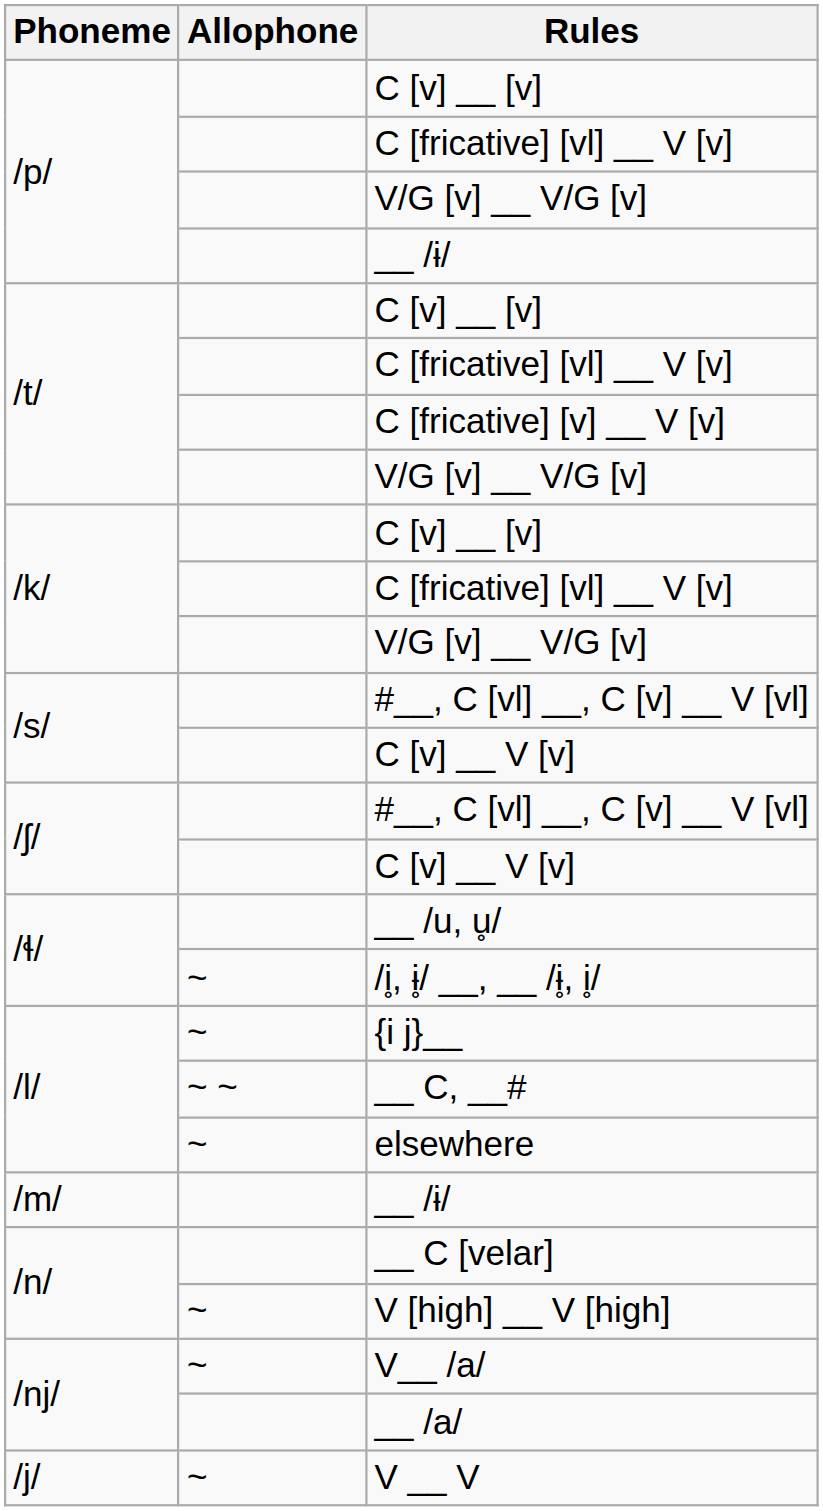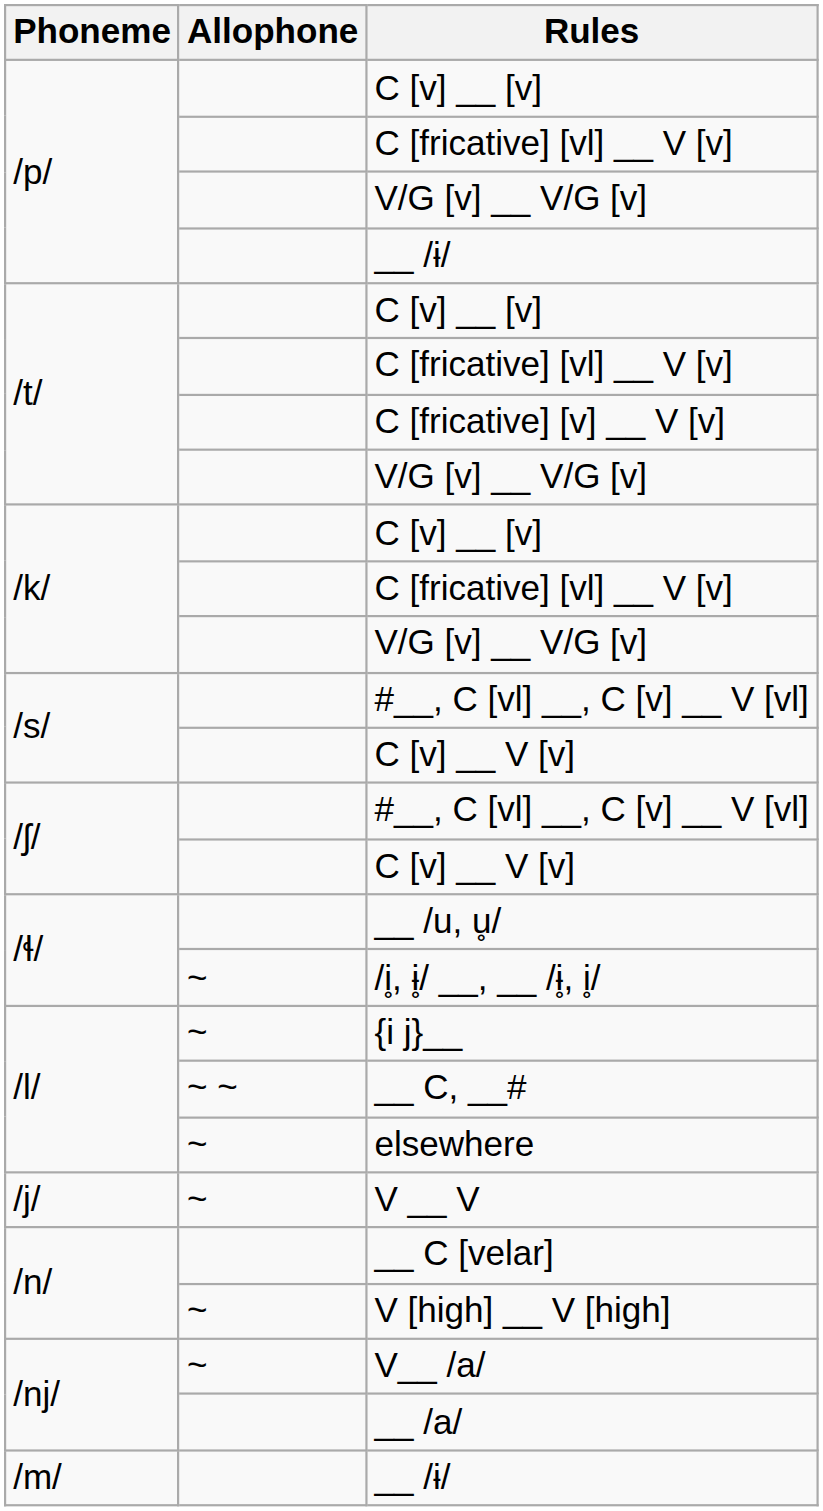rows swapped: (38, 1199) <-> (27, 1477)
